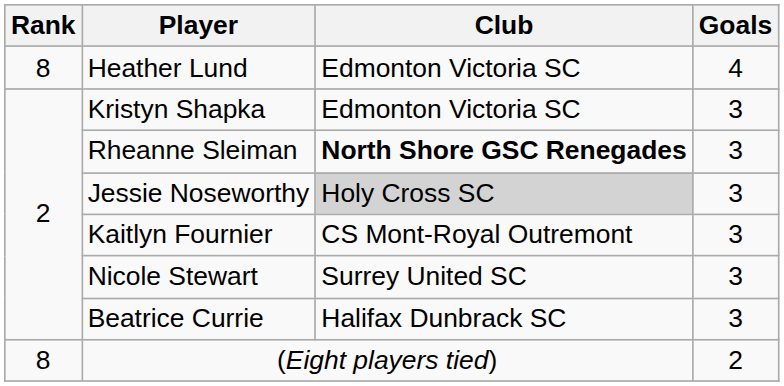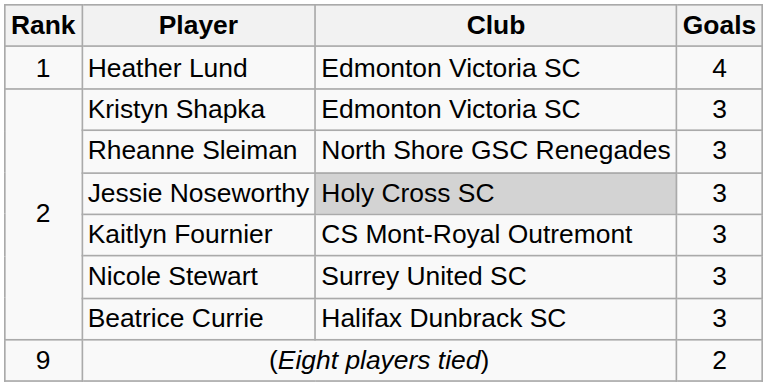(43, 67) 8 -> (43, 67) 1
(504, 151) bold -> (496, 151) normal
(43, 360) 8 -> (43, 360) 9
